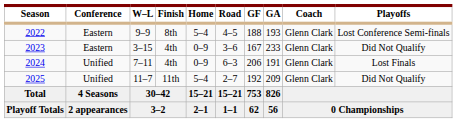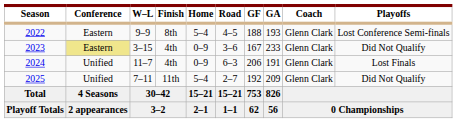(98, 48) no background -> (98, 48) khaki background
(143, 63) 7–11 -> (143, 63) 11–7
(143, 79) 11–7 -> (143, 79) 7–11
